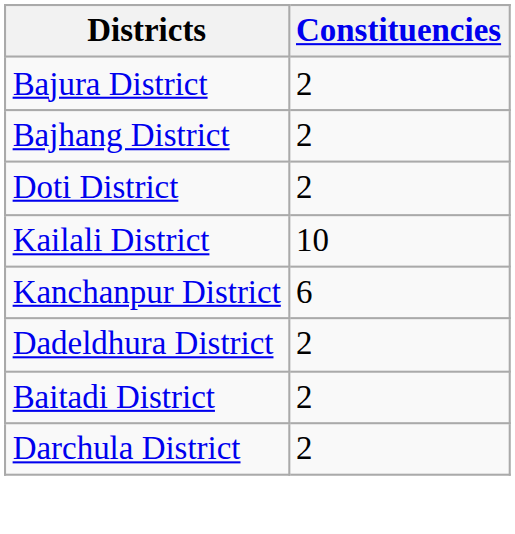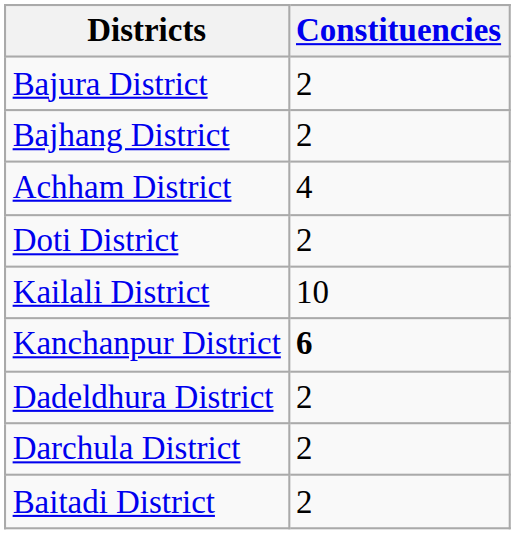+ row: (122, 187)
(304, 291) normal -> (304, 344) bold
rows swapped: (114, 396) <-> (127, 448)
